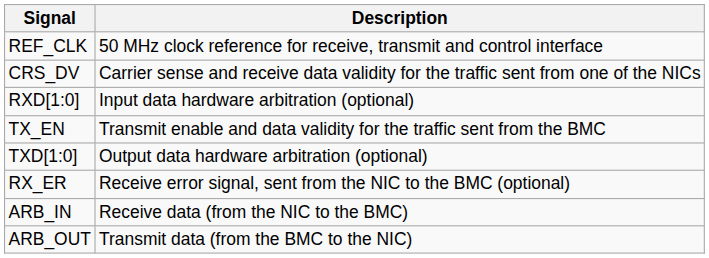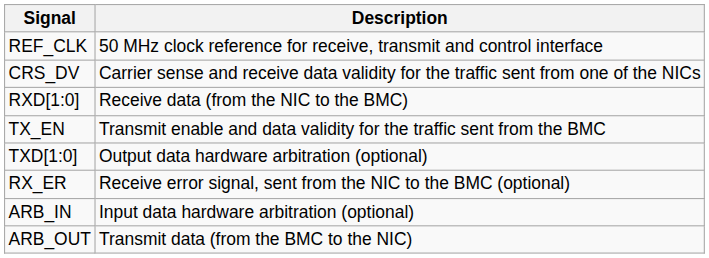(257, 101) Input data hardware arbitration (optional) -> (254, 101) Receive data (from the NIC to the BMC)
(254, 211) Receive data (from the NIC to the BMC) -> (257, 211) Input data hardware arbitration (optional)
